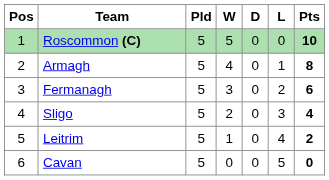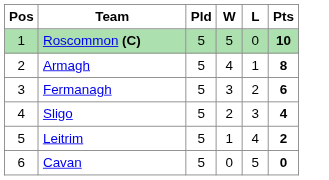- column: (255, 16)
